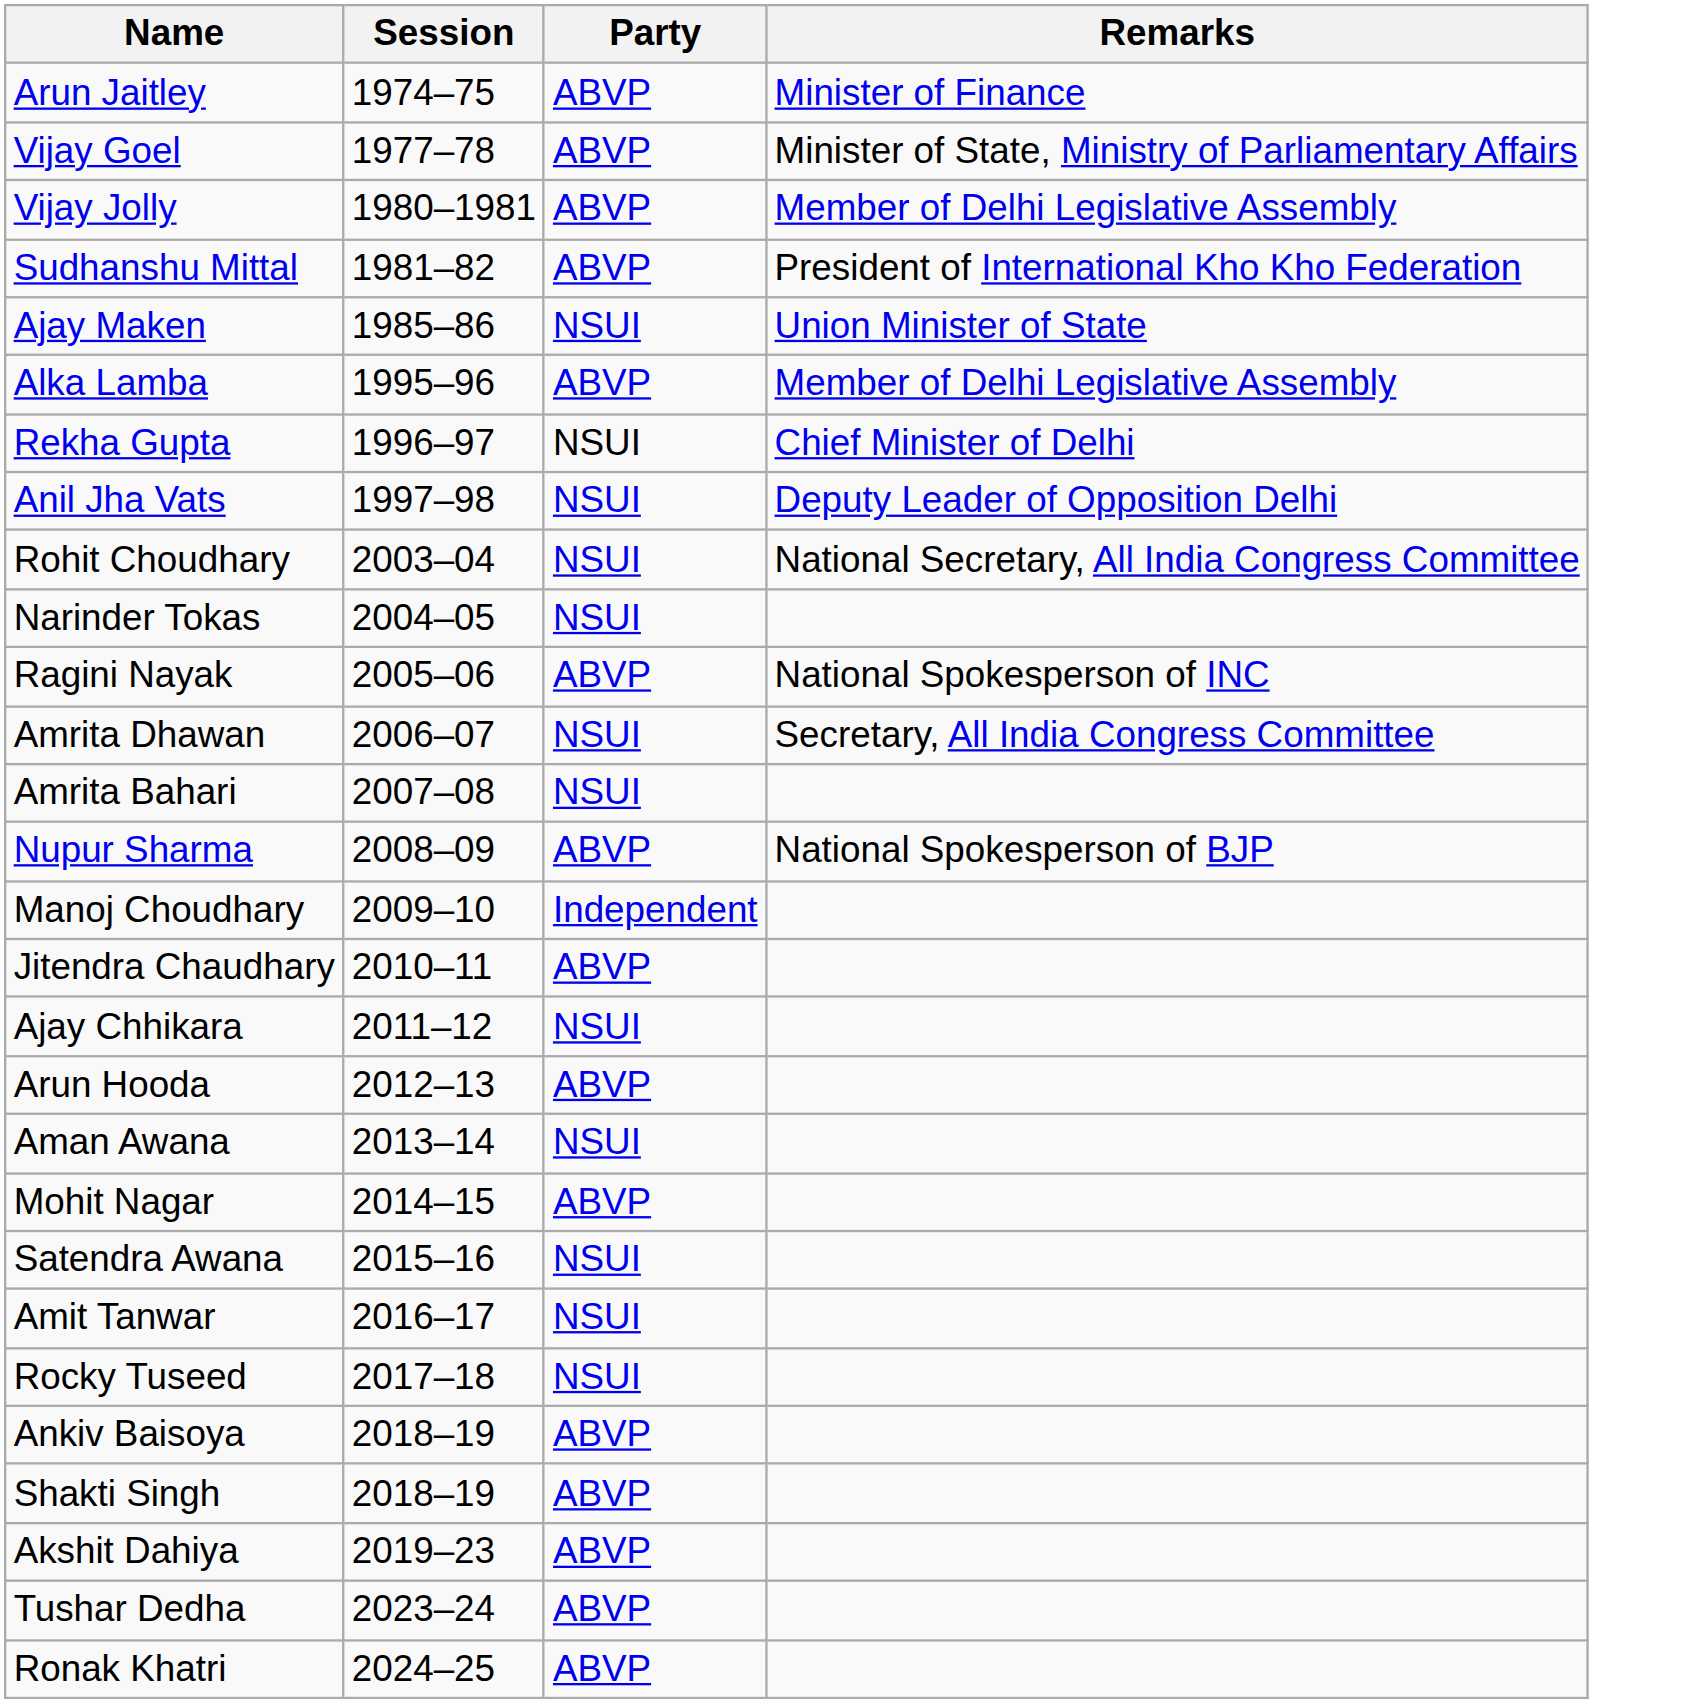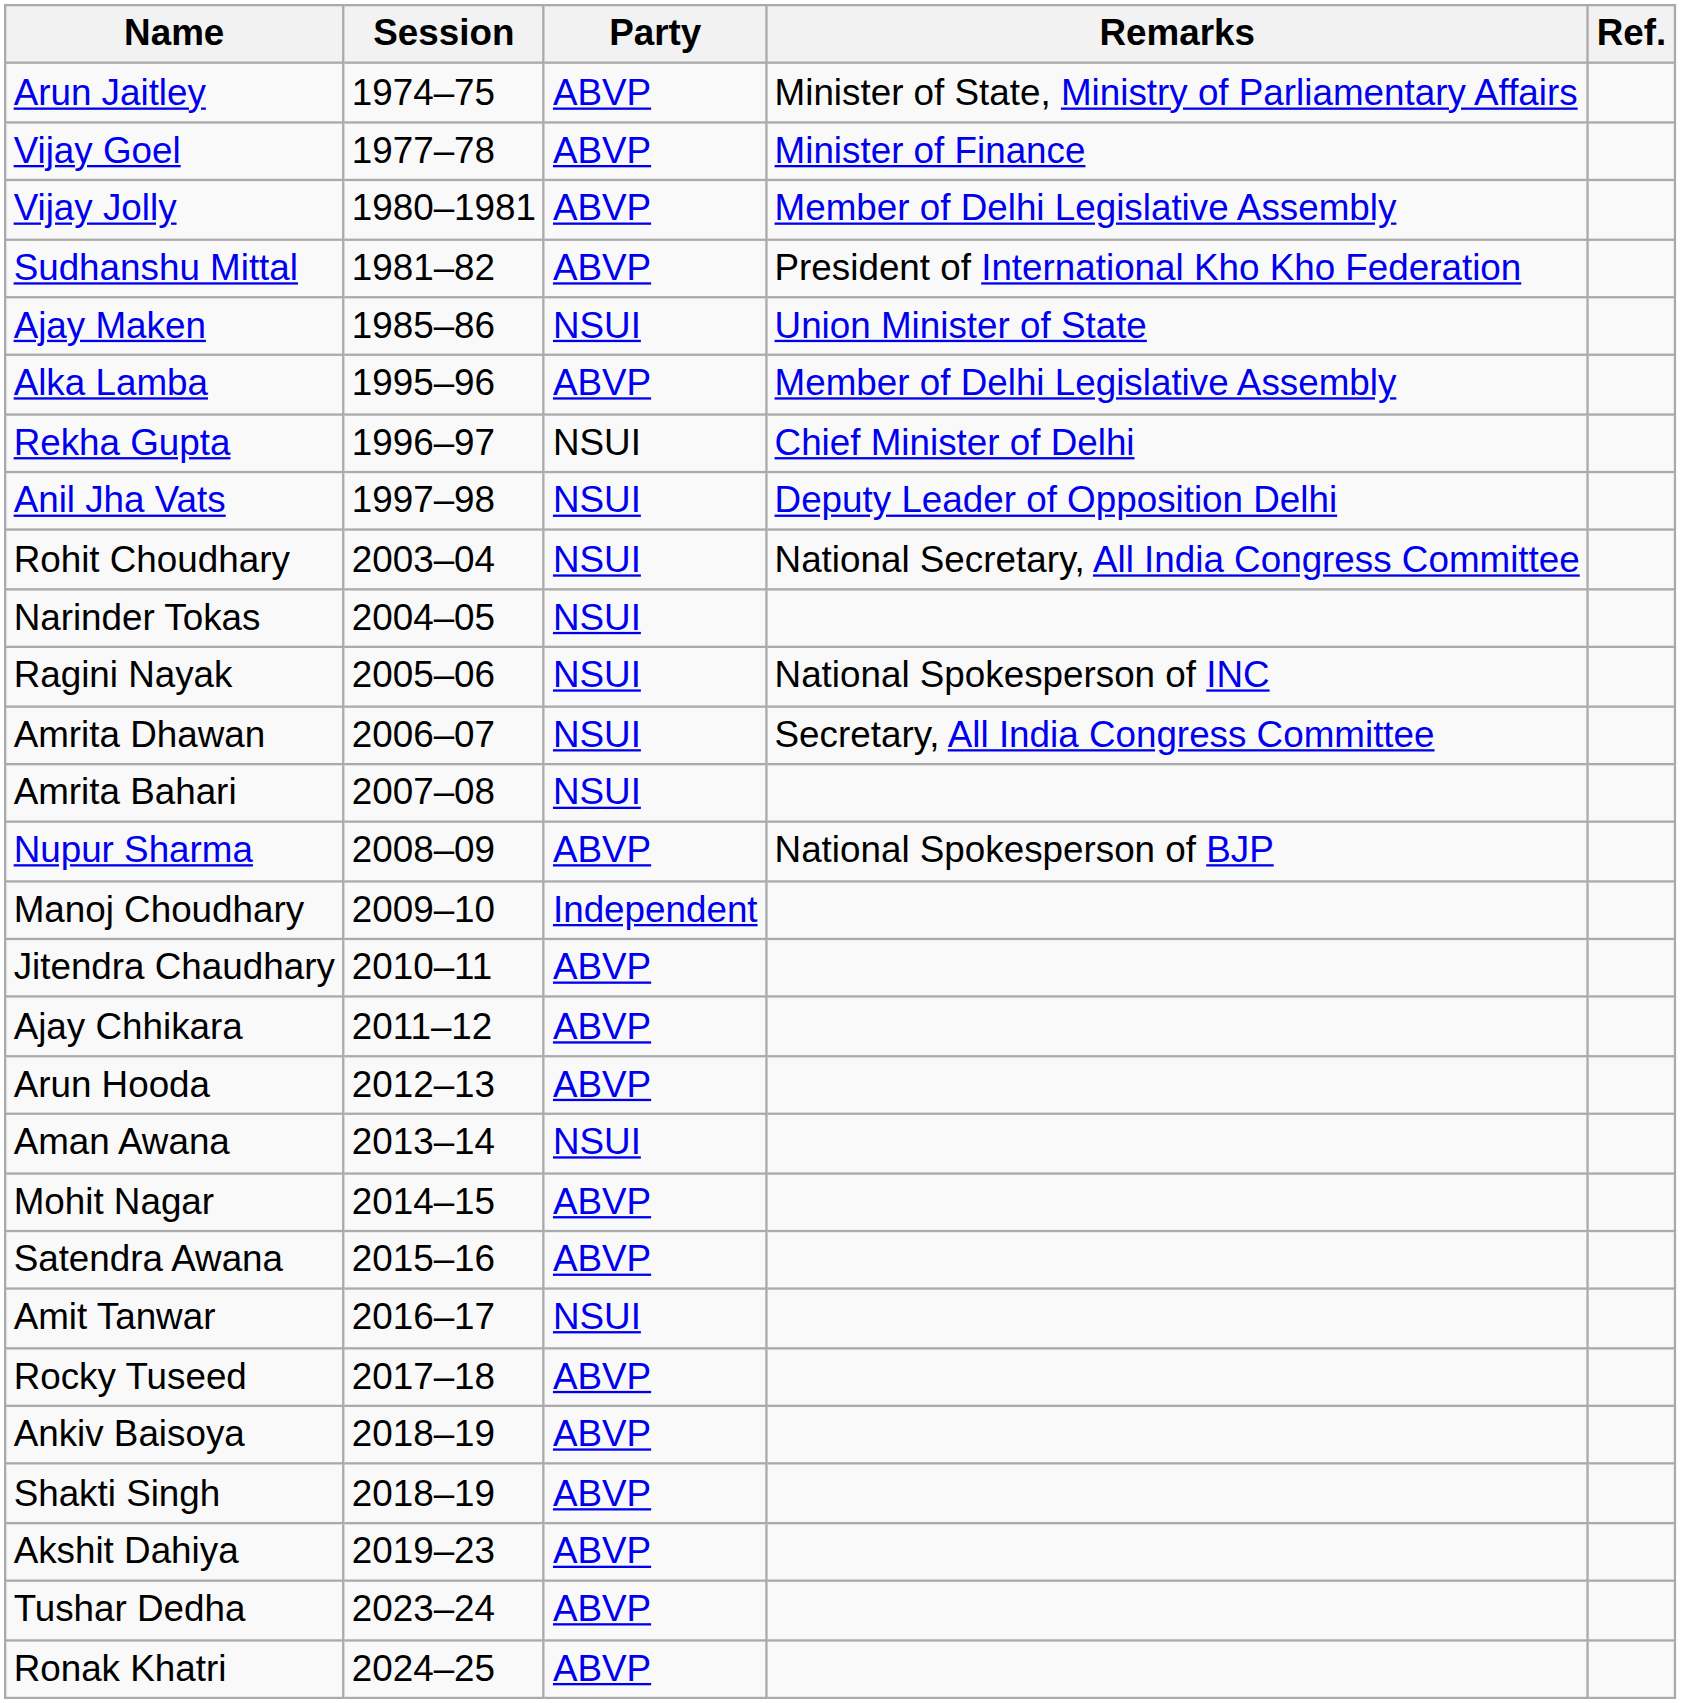+ column: (1631, 33)
(930, 92) Minister of Finance -> (1176, 92) Minister of State, Ministry of Parliamentary Affairs
(1176, 150) Minister of State, Ministry of Parliamentary Affairs -> (930, 150) Minister of Finance
(602, 675) ABVP -> (597, 675) NSUI
(597, 1025) NSUI -> (602, 1025) ABVP
(597, 1259) NSUI -> (602, 1259) ABVP
(597, 1376) NSUI -> (602, 1376) ABVP
